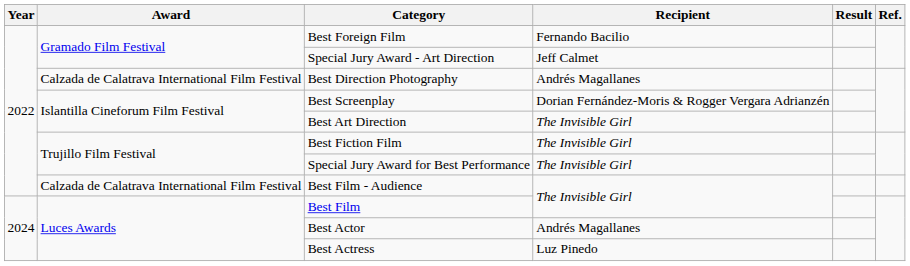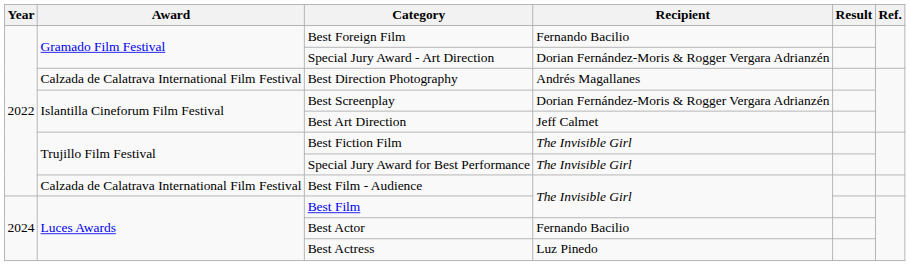(567, 57) Jeff Calmet -> (683, 57) Dorian Fernández-Moris & Rogger Vergara Adrianzén
(584, 121) The Invisible Girl -> (567, 121) Jeff Calmet
(588, 228) Andrés Magallanes -> (583, 228) Fernando Bacilio
